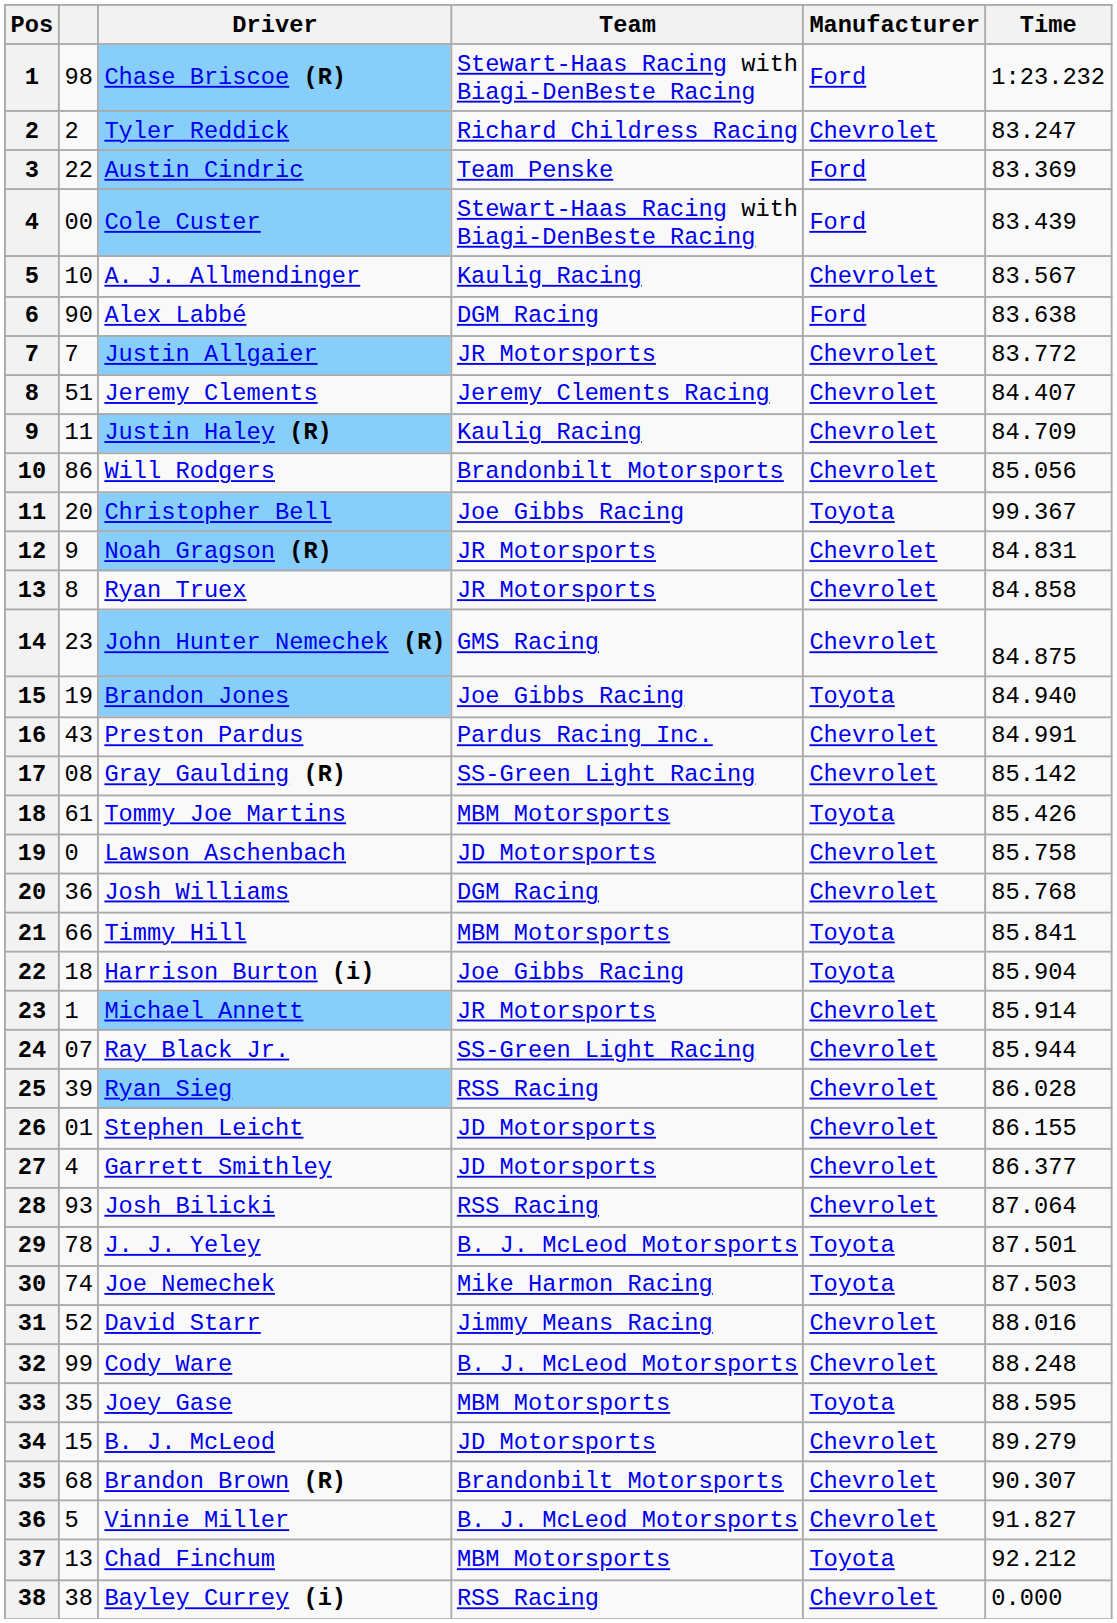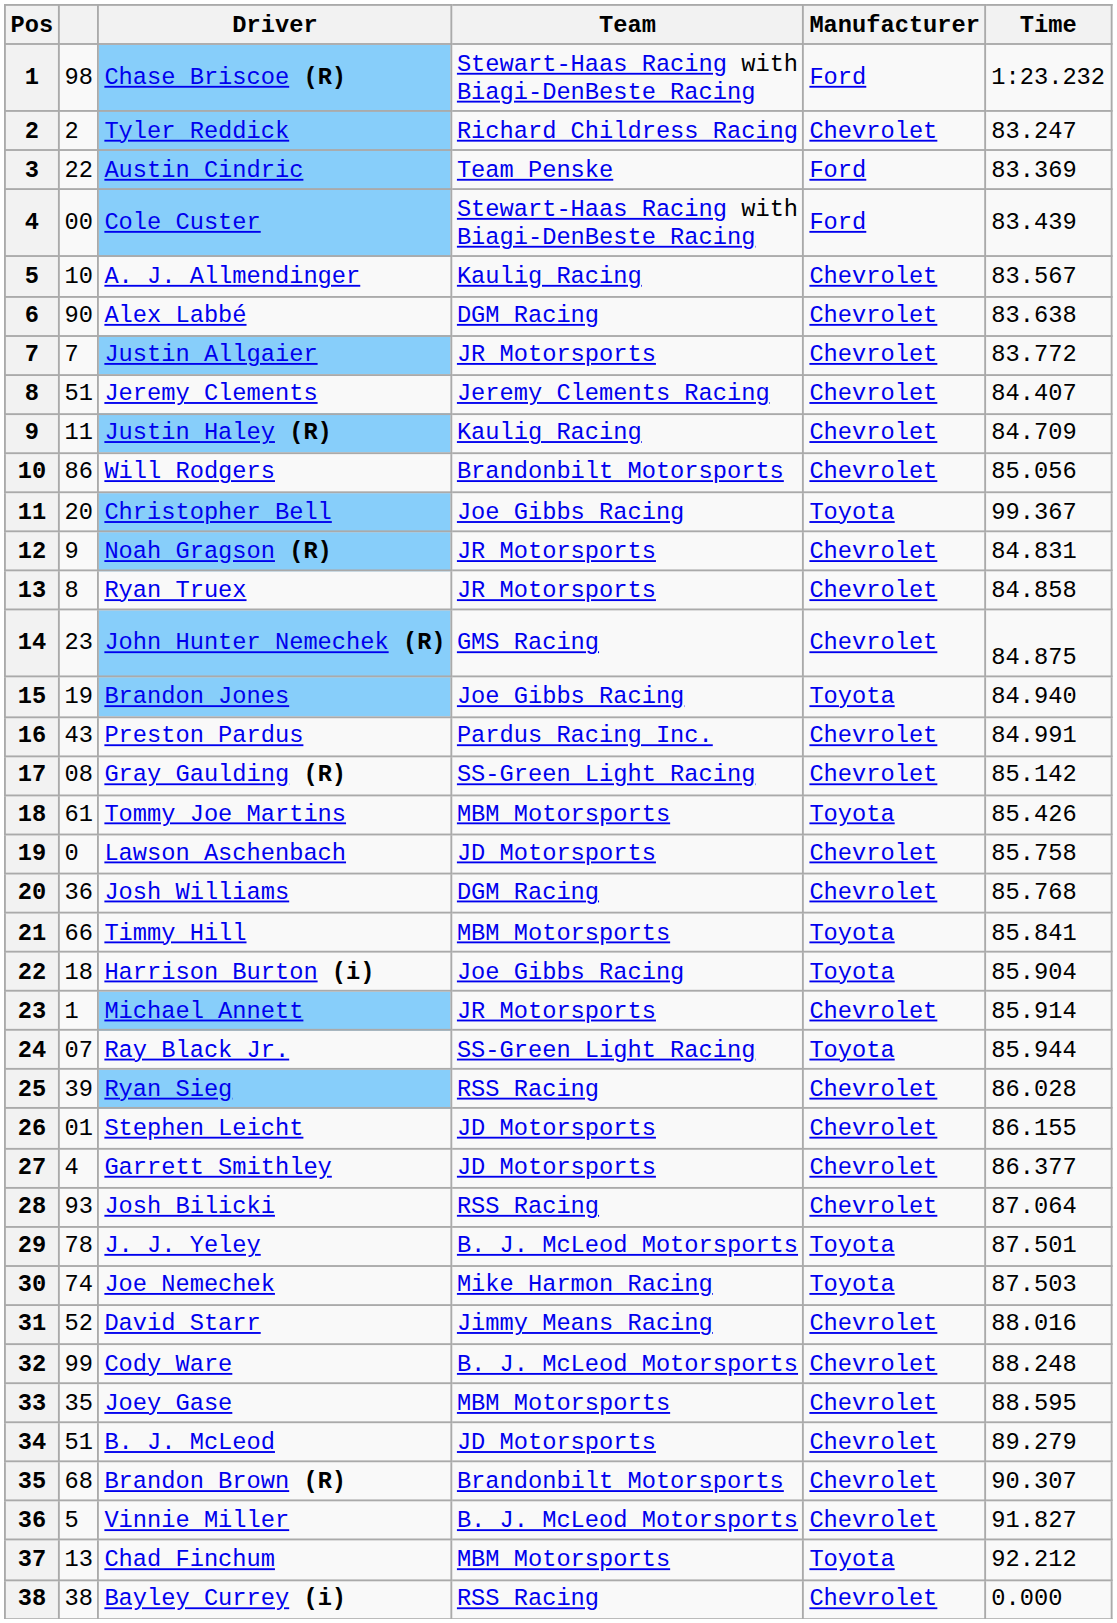(838, 315) Ford -> (873, 315) Chevrolet
(873, 1050) Chevrolet -> (852, 1050) Toyota
(852, 1403) Toyota -> (873, 1403) Chevrolet
(79, 1442) 15 -> (79, 1442) 51
